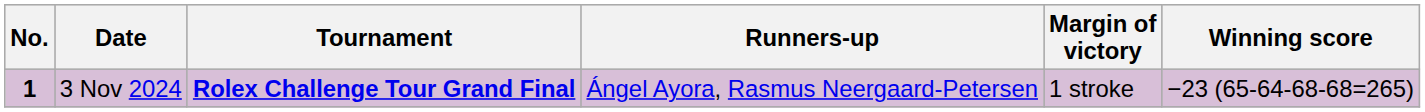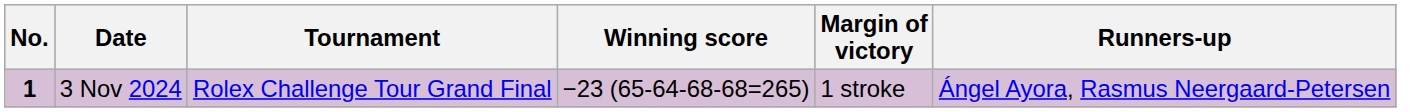columns swapped: (1291, 37) <-> (812, 37)
(384, 88) bold -> (372, 88) normal
